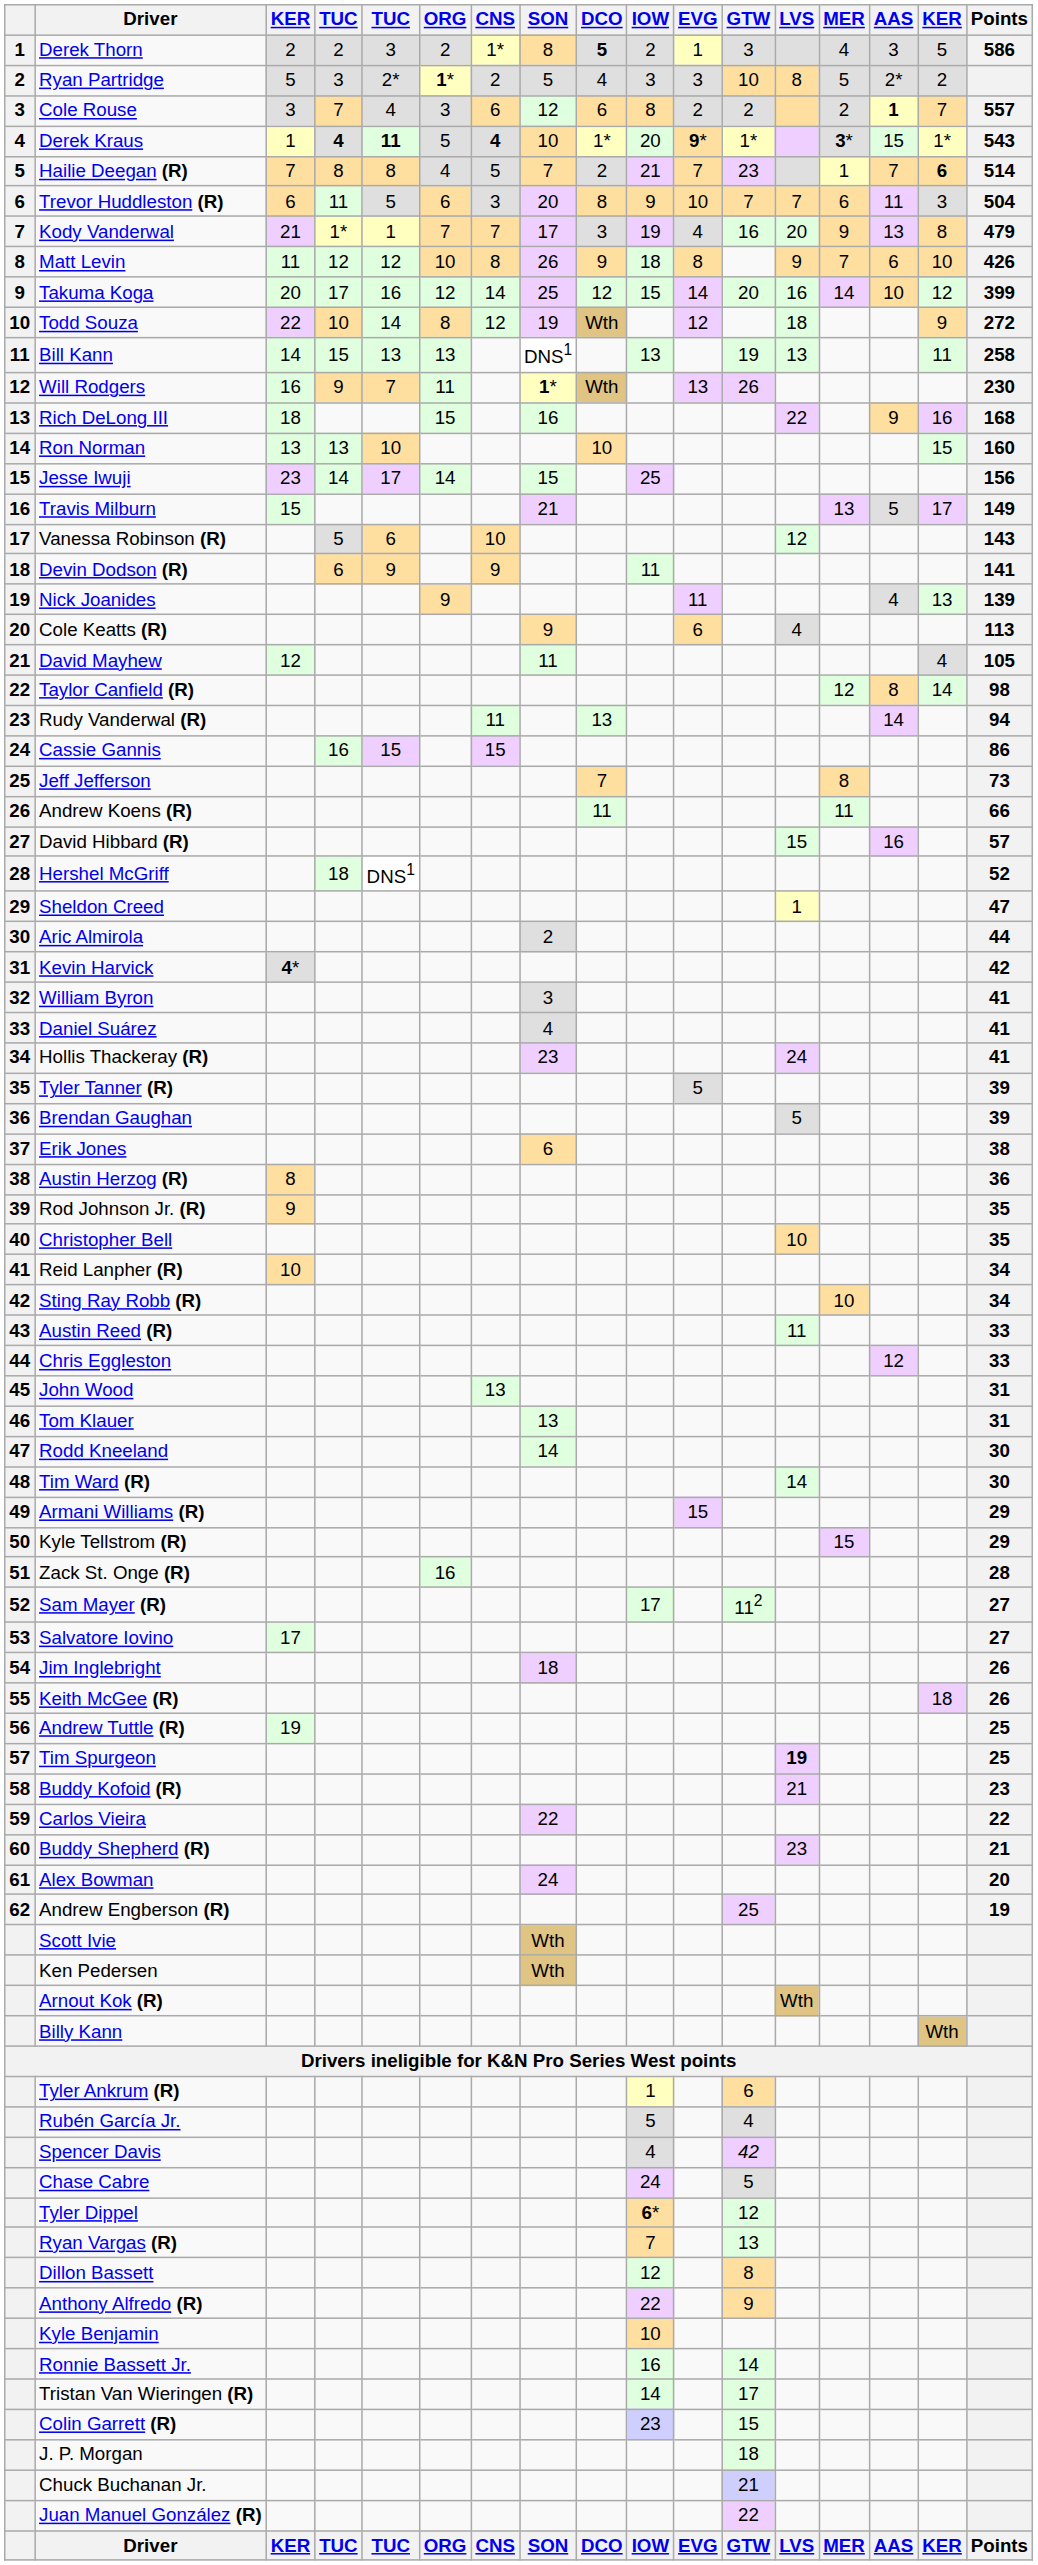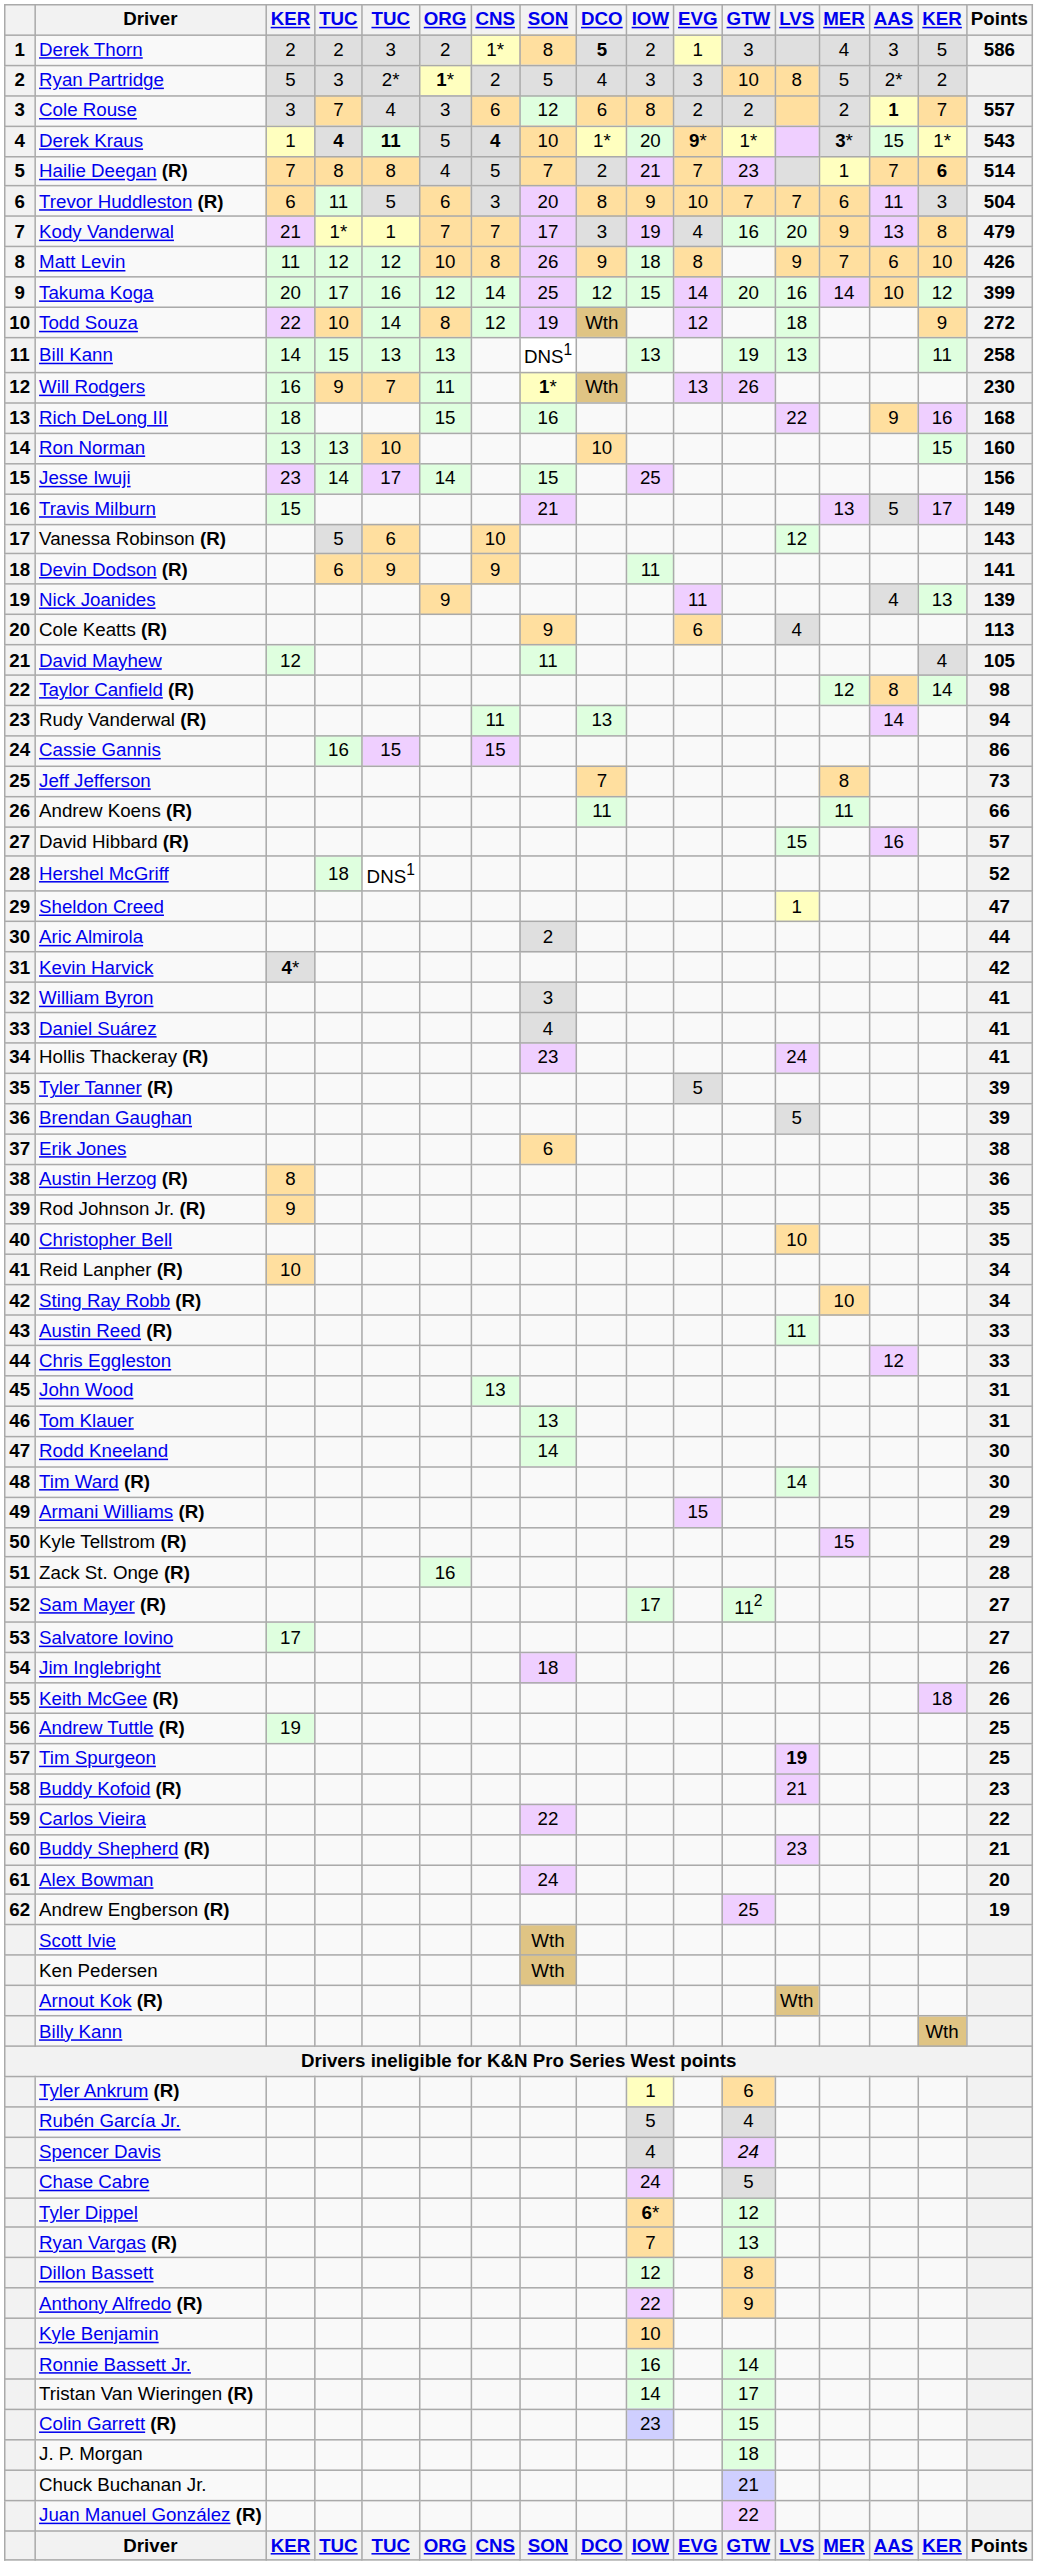(748, 2152) 42 -> (748, 2152) 24
